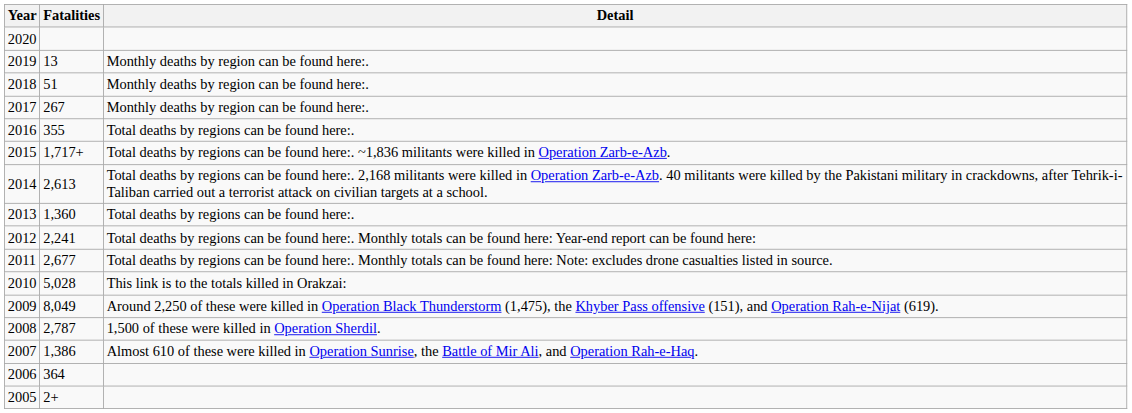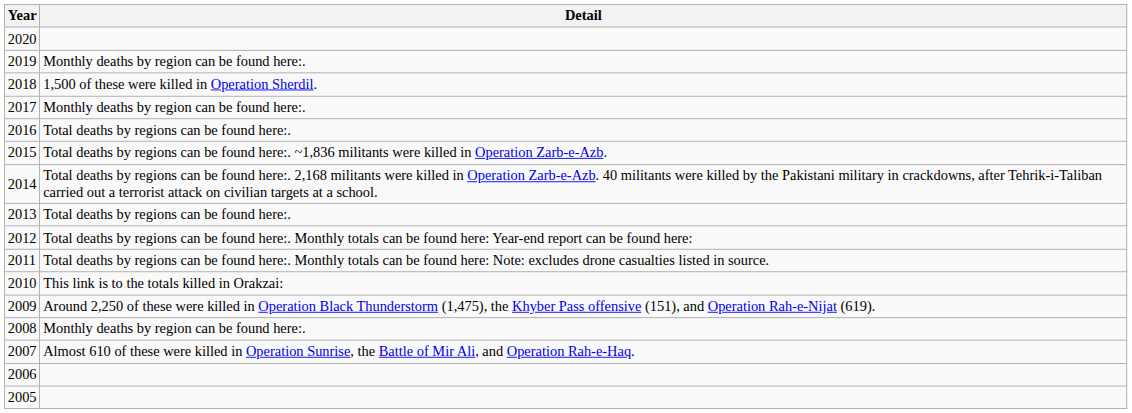- column: (72, 15)
(238, 84) Monthly deaths by region can be found here:. -> (180, 84) 1,500 of these were killed in Operation Sherdil.
(244, 329) 1,500 of these were killed in Operation Sherdil. -> (174, 329) Monthly deaths by region can be found here:.
